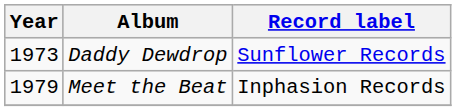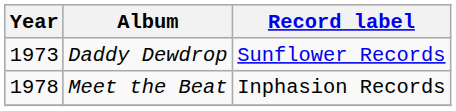(34, 88) 1979 -> (34, 88) 1978
